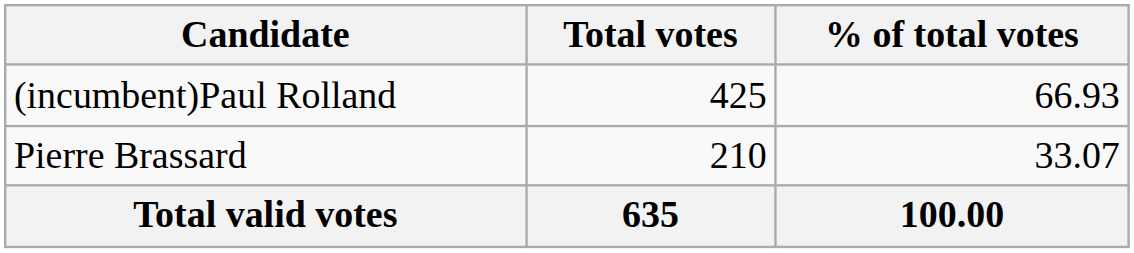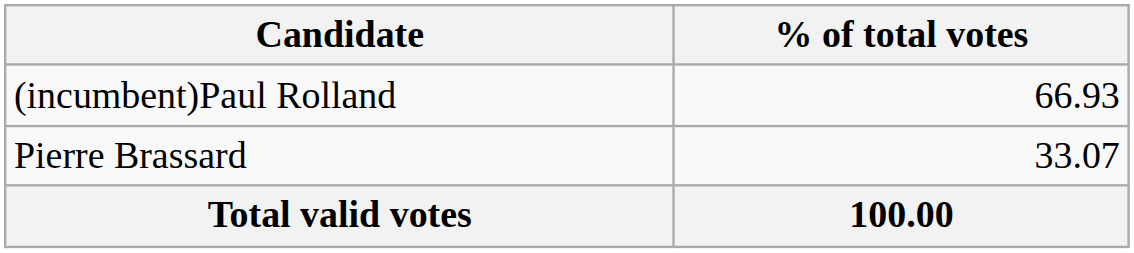- column: (650, 34)
